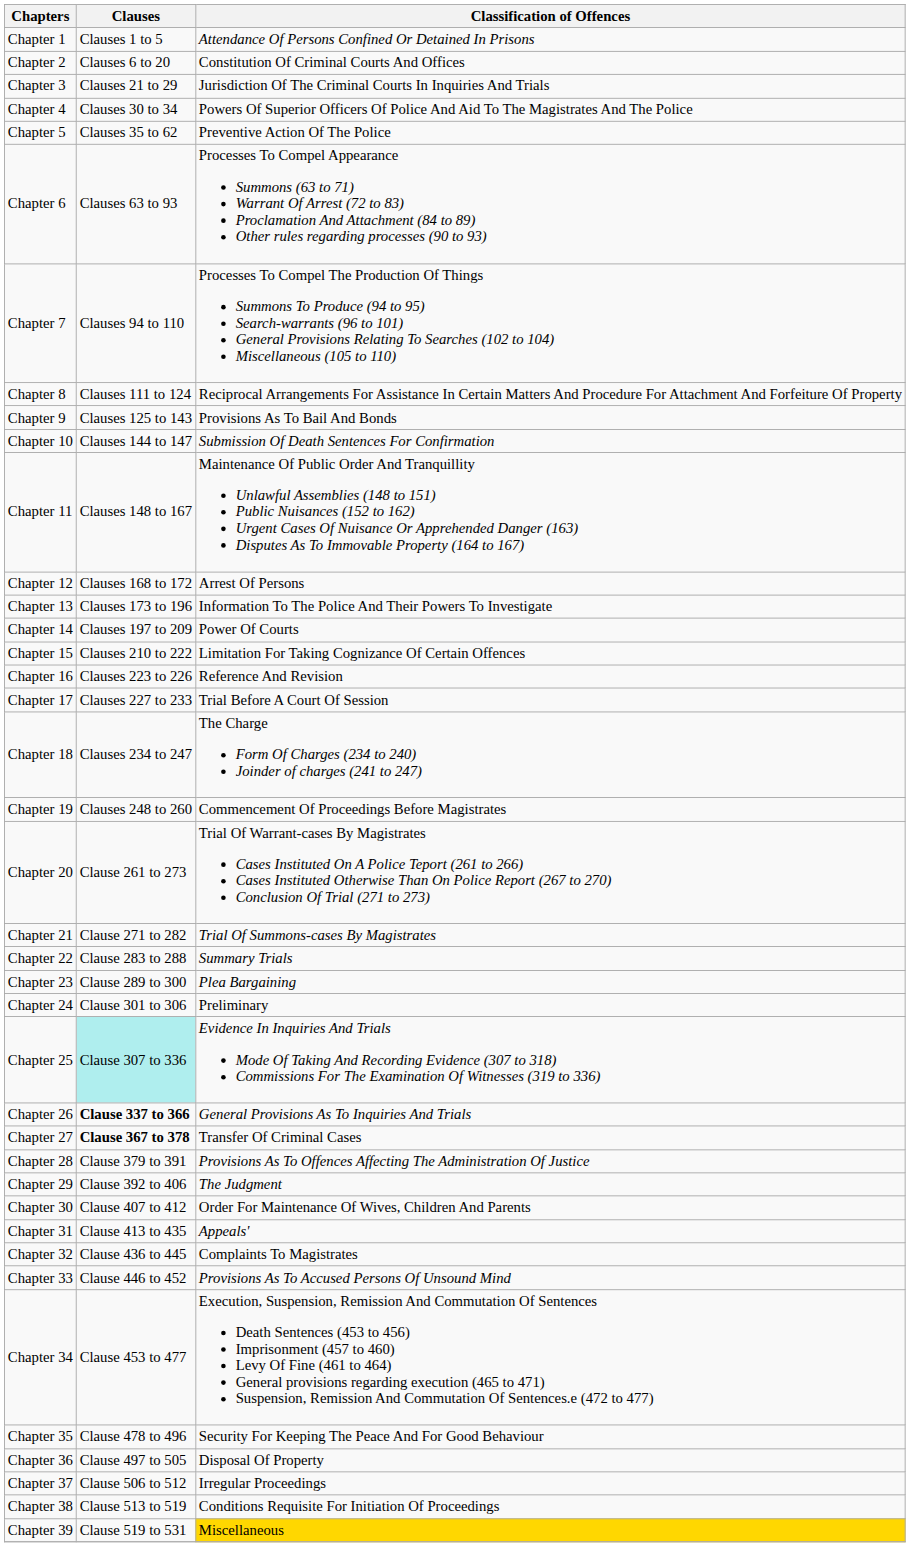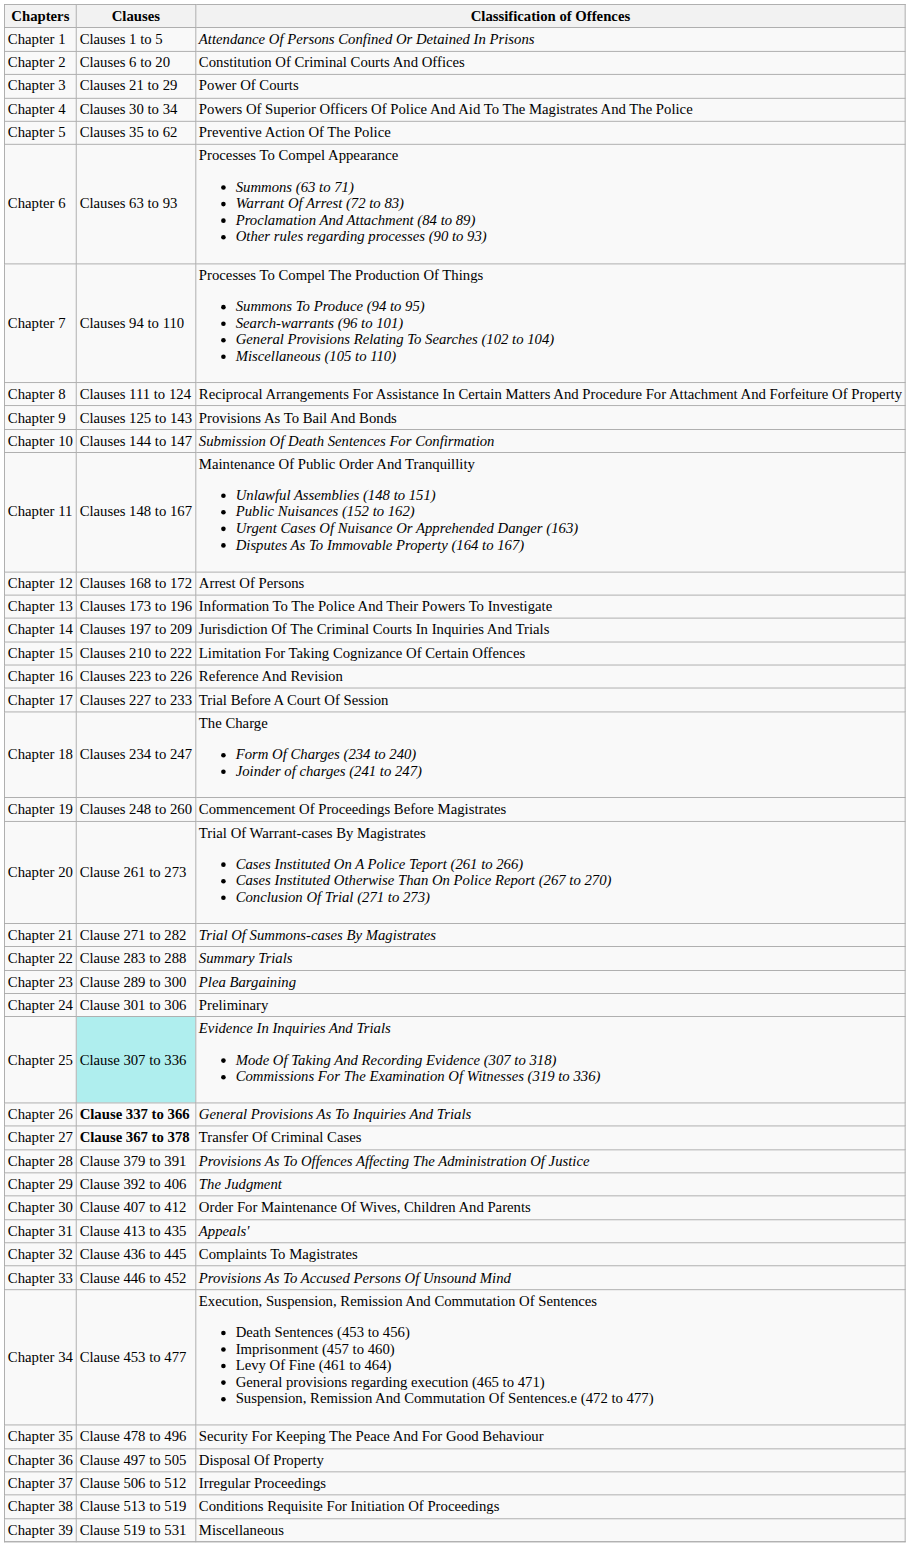(374, 86) Jurisdiction Of The Criminal Courts In Inquiries And Trials -> (252, 86) Power Of Courts
(252, 630) Power Of Courts -> (374, 630) Jurisdiction Of The Criminal Courts In Inquiries And Trials
(241, 1530) gold background -> (241, 1530) no background
